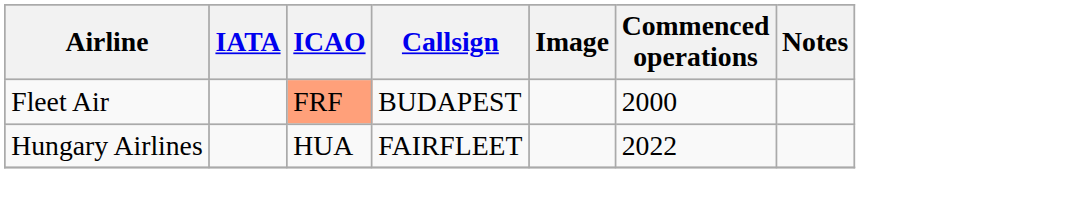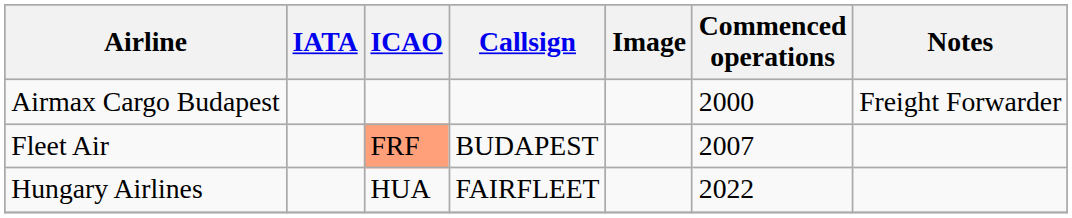+ row: (146, 101)
(649, 101) 2000 -> (727, 145) 2007
